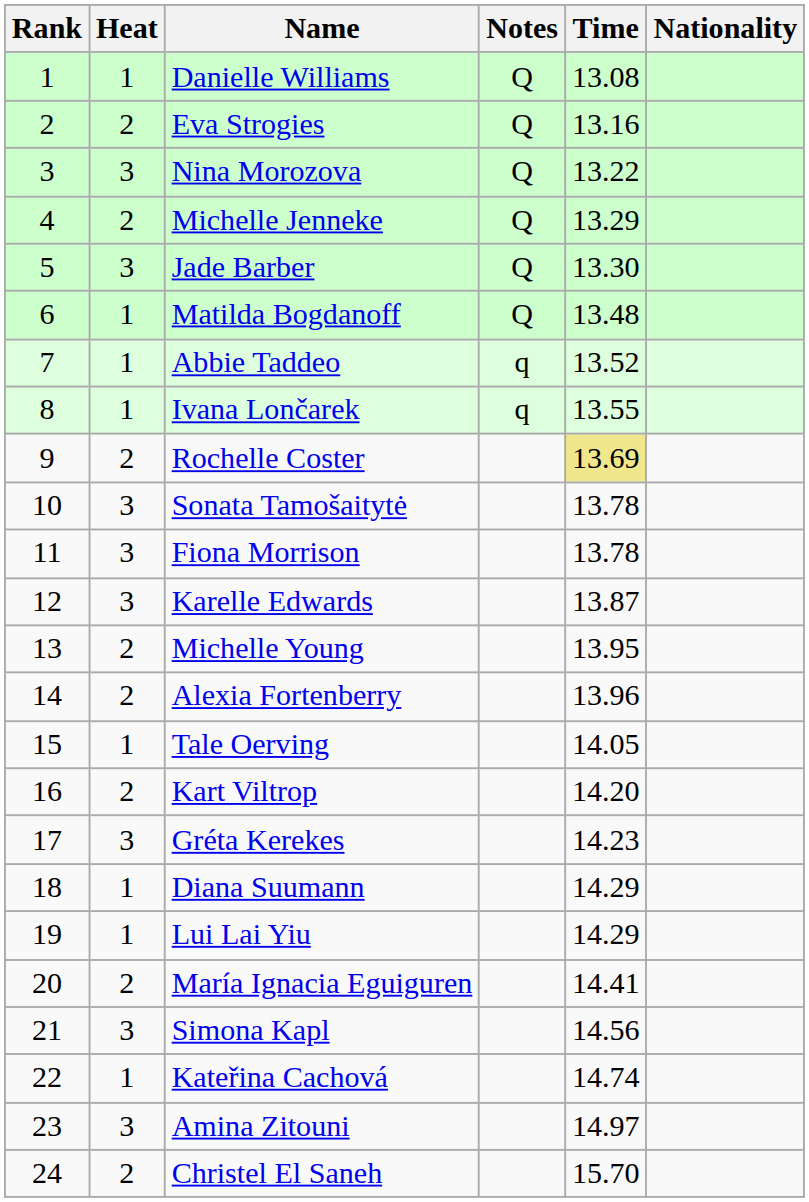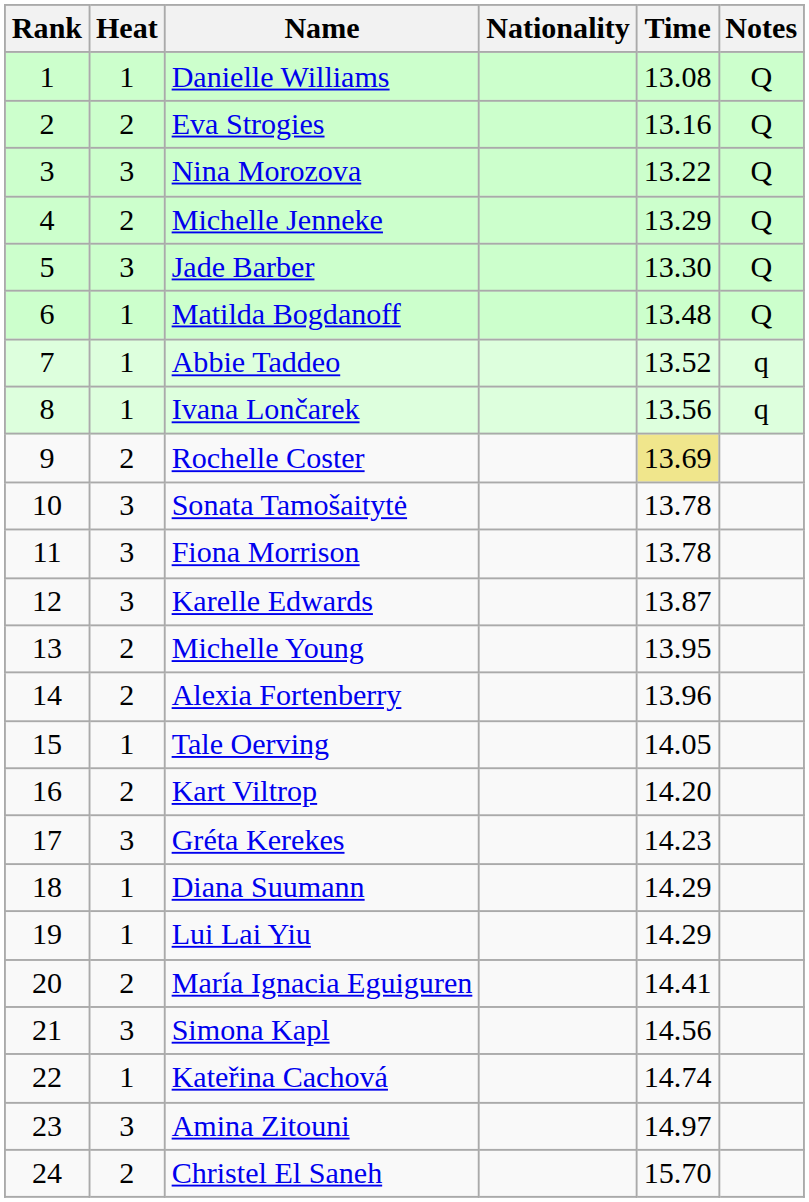columns swapped: (725, 28) <-> (522, 28)
(606, 409) 13.55 -> (678, 409) 13.56
